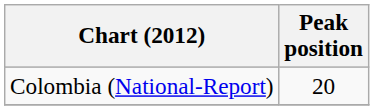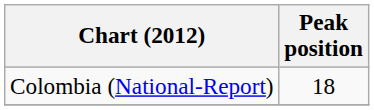(324, 85) 20 -> (324, 85) 18
